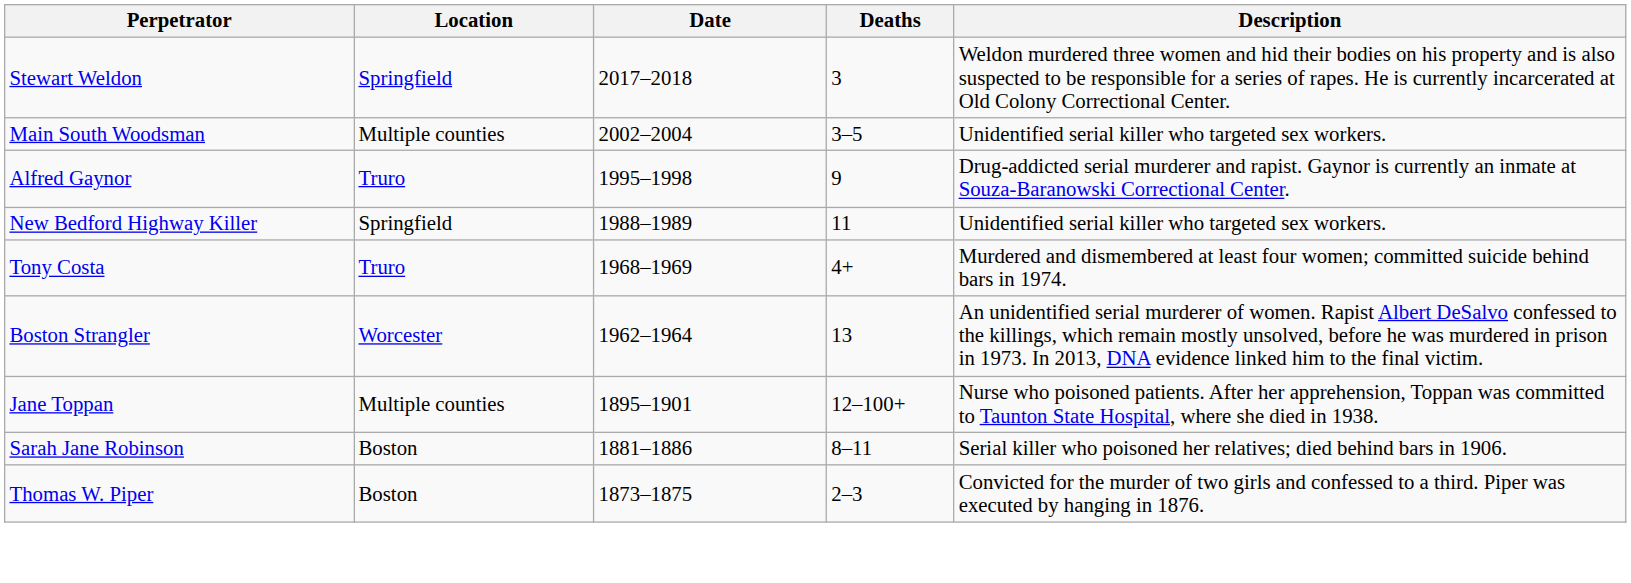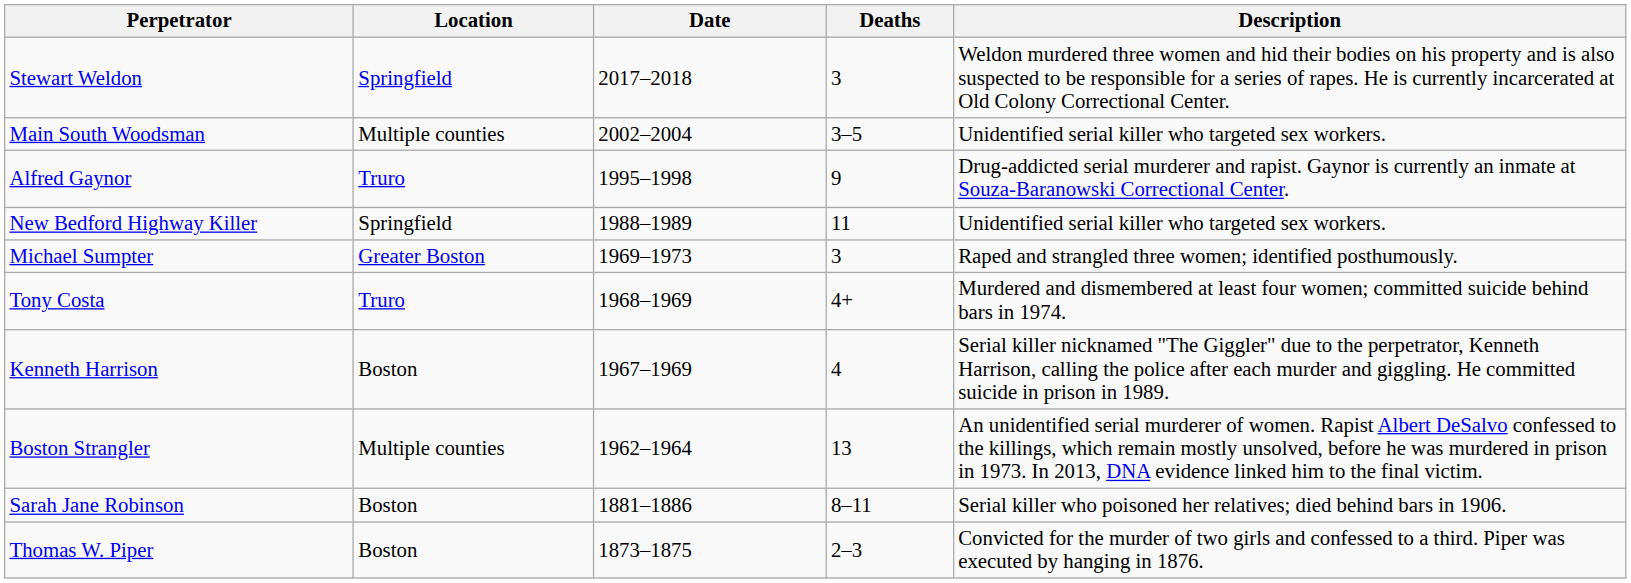+ row: (81, 256)
+ row: (84, 368)
(400, 335) Worcester -> (431, 448) Multiple counties
- row: (61, 404)
